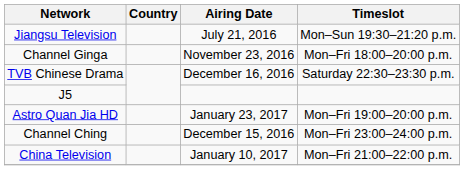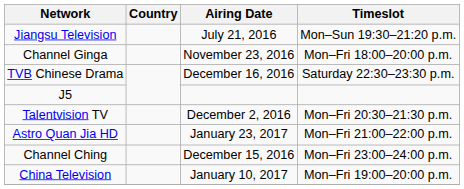+ row: (65, 114)
(378, 114) Mon–Fri 19:00–20:00 p.m. -> (378, 134) Mon–Fri 21:00–22:00 p.m.
(378, 154) Mon–Fri 21:00–22:00 p.m. -> (378, 174) Mon–Fri 19:00–20:00 p.m.
